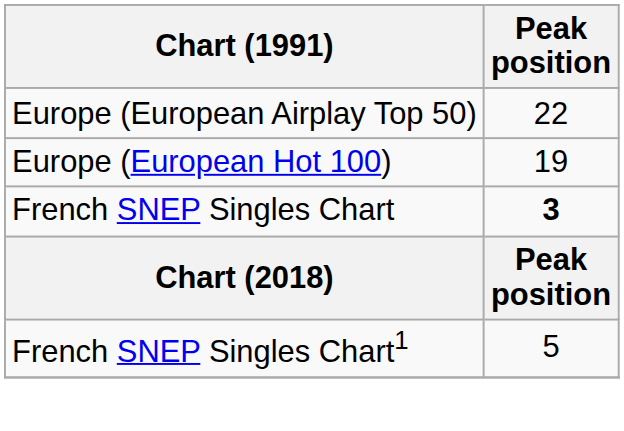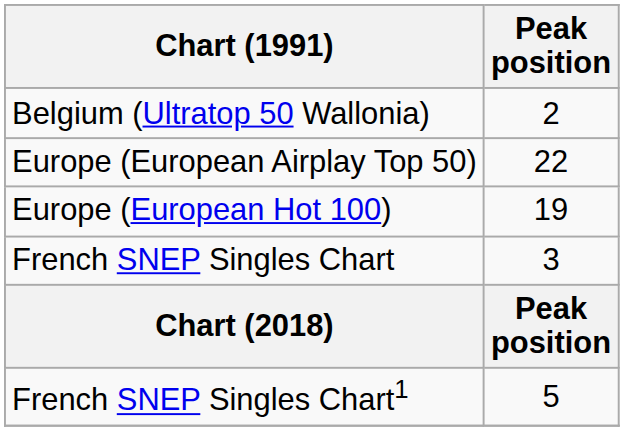+ row: (221, 112)
(551, 210) bold -> (551, 259) normal
